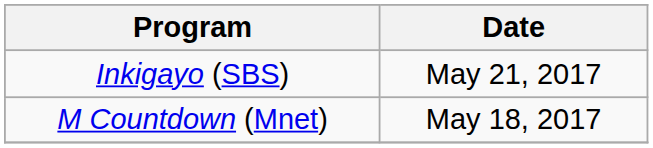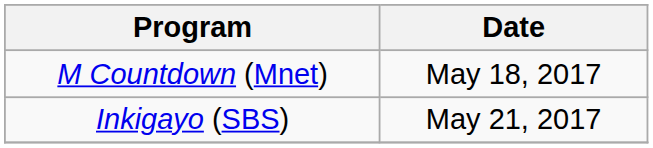rows swapped: (193, 119) <-> (193, 73)
